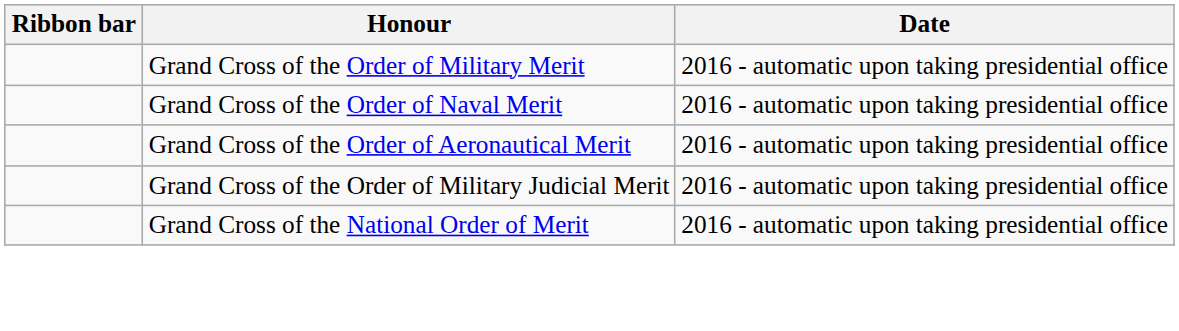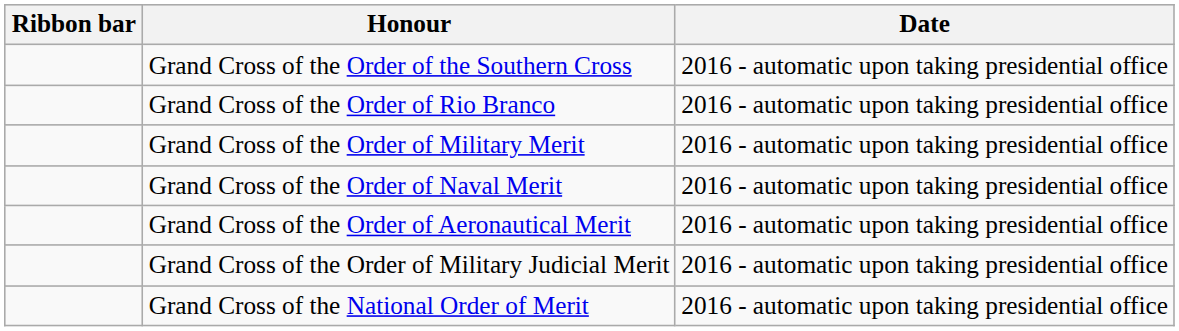+ row: (390, 64)
+ row: (352, 104)
